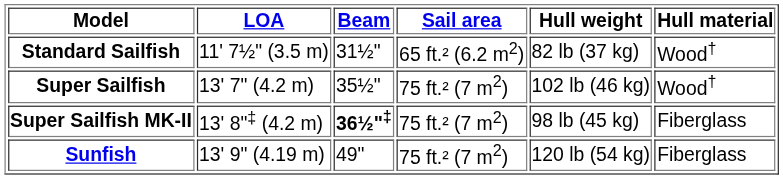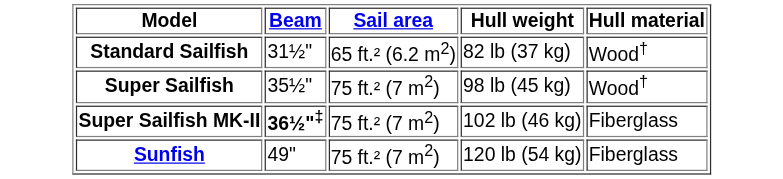- column: (264, 20)
(591, 86) 102 lb (46 kg) -> (517, 86) 98 lb (45 kg)
(585, 121) 98 lb (45 kg) -> (522, 121) 102 lb (46 kg)
